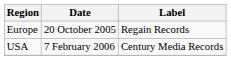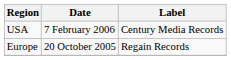rows swapped: (22, 30) <-> (18, 47)
